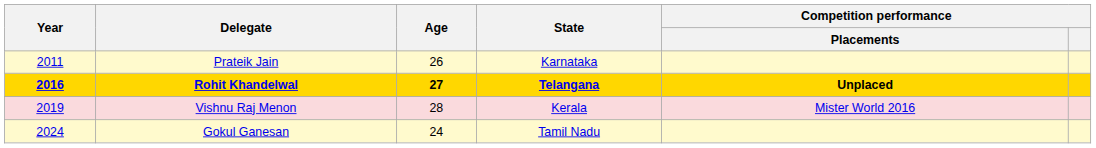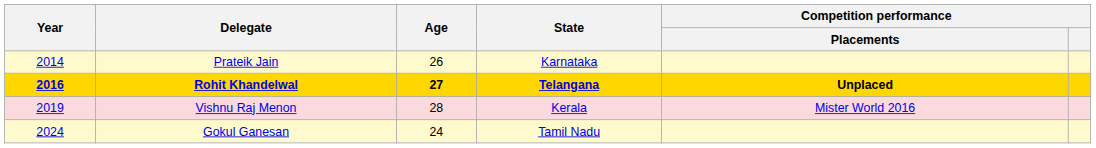(50, 62) 2011 -> (50, 62) 2014
